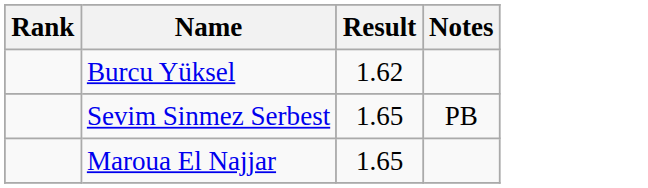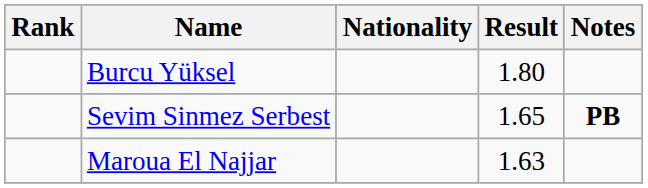+ column: (407, 26)
(380, 71) 1.62 -> (521, 71) 1.80
(461, 116) normal -> (603, 116) bold
(380, 160) 1.65 -> (521, 160) 1.63
